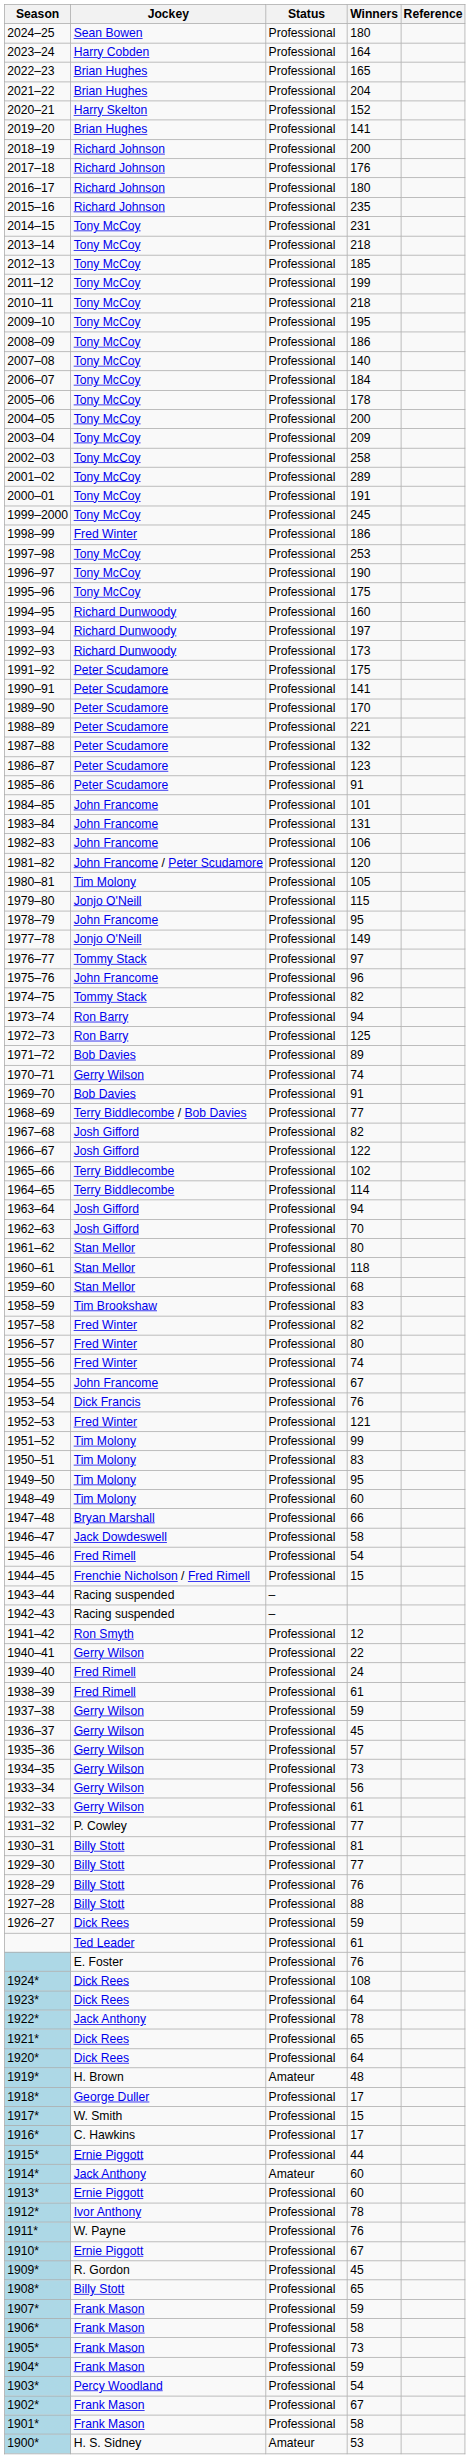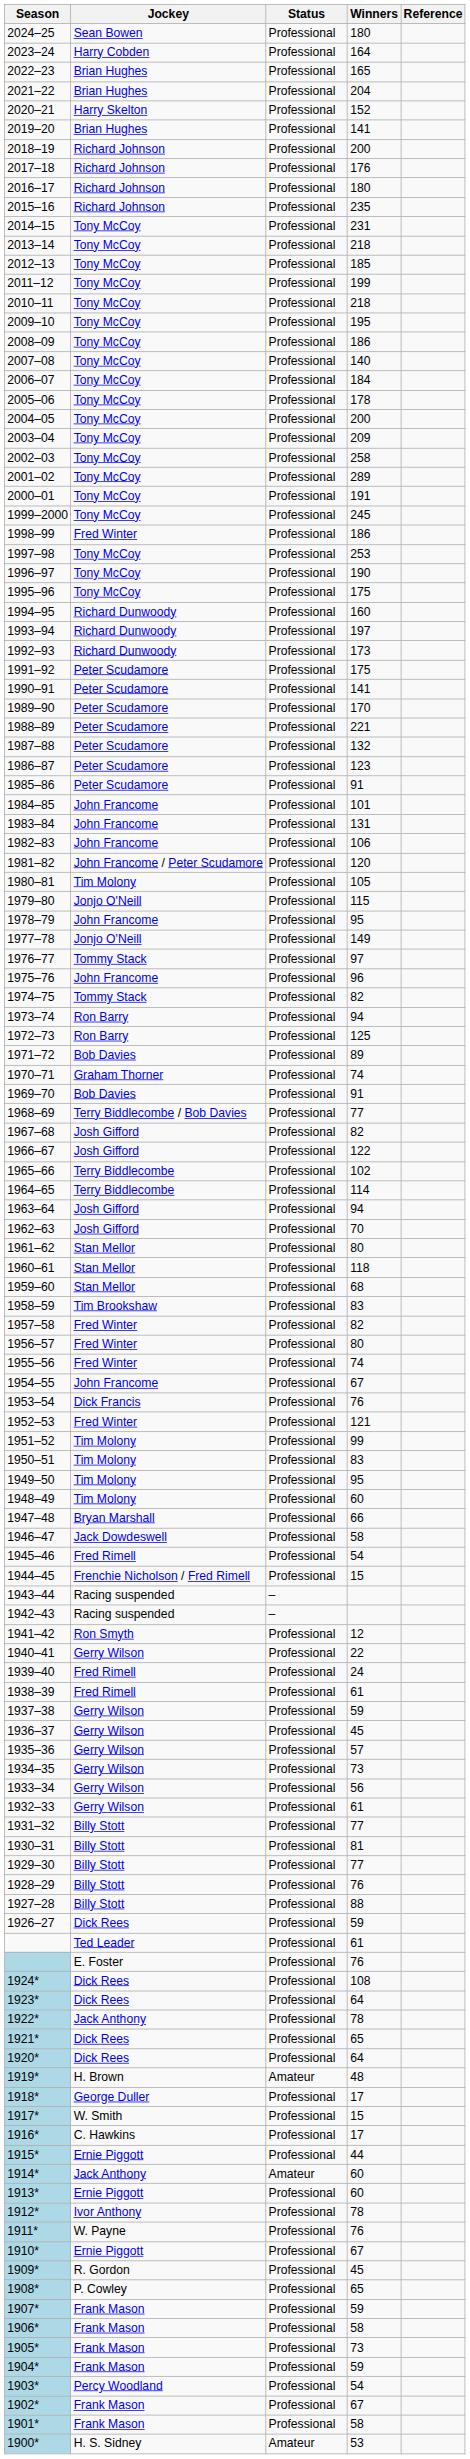(109, 1074) Gerry Wilson -> (118, 1074) Graham Thorner
(100, 1826) P. Cowley -> (99, 1826) Billy Stott
(99, 2289) Billy Stott -> (100, 2289) P. Cowley
